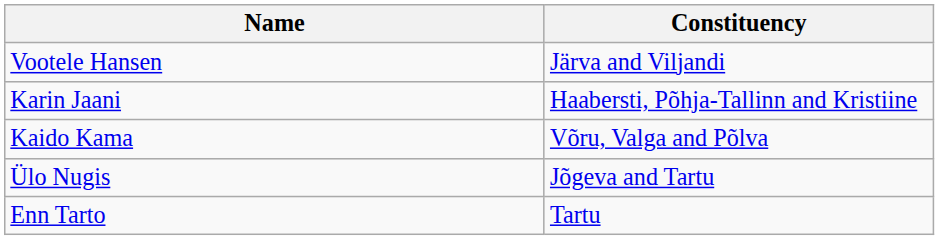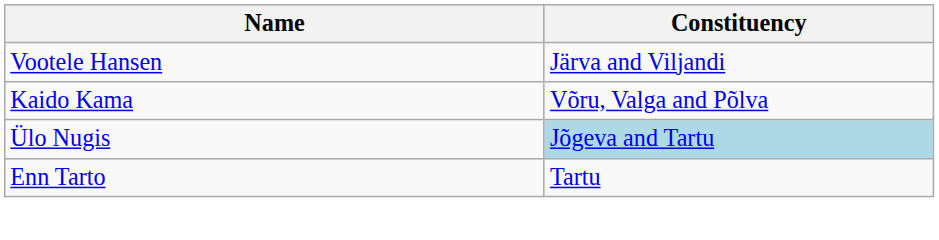- row: (66, 100)
(632, 176) no background -> (632, 138) lightblue background
